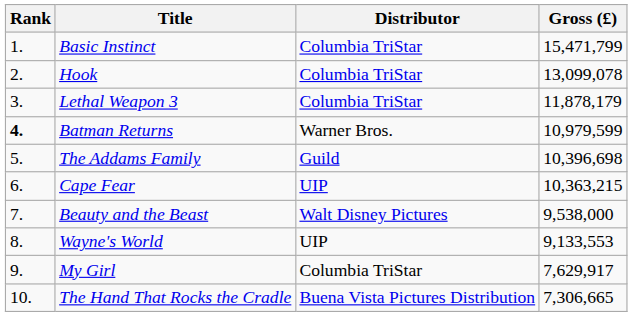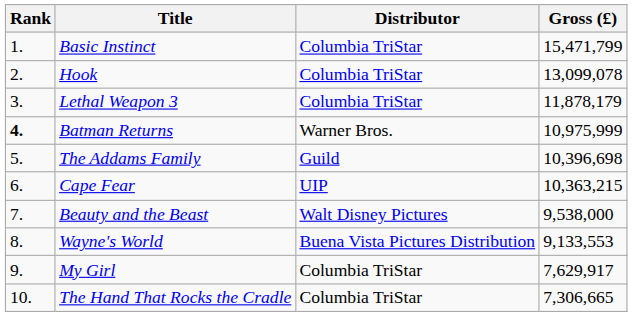(583, 130) 10,979,599 -> (583, 130) 10,975,999
(314, 241) UIP -> (417, 241) Buena Vista Pictures Distribution
(417, 297) Buena Vista Pictures Distribution -> (361, 297) Columbia TriStar
